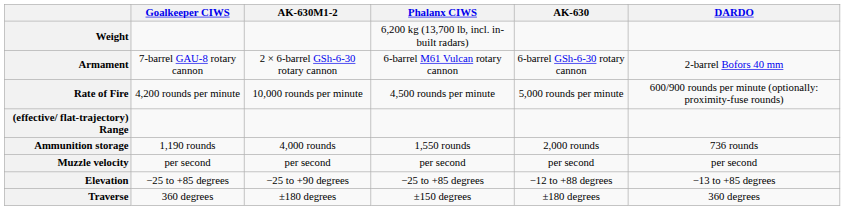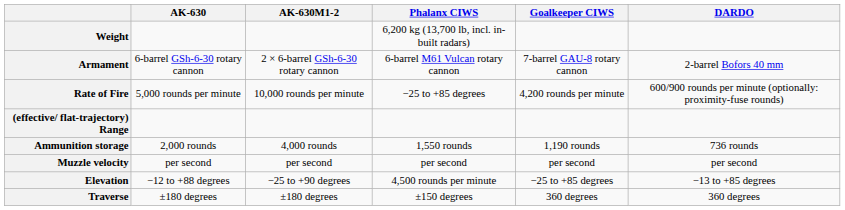columns swapped: (571, 13) <-> (188, 13)
(443, 94) 4,500 rounds per minute -> (444, 94) −25 to +85 degrees
(443, 180) −25 to +85 degrees -> (444, 180) 4,500 rounds per minute
